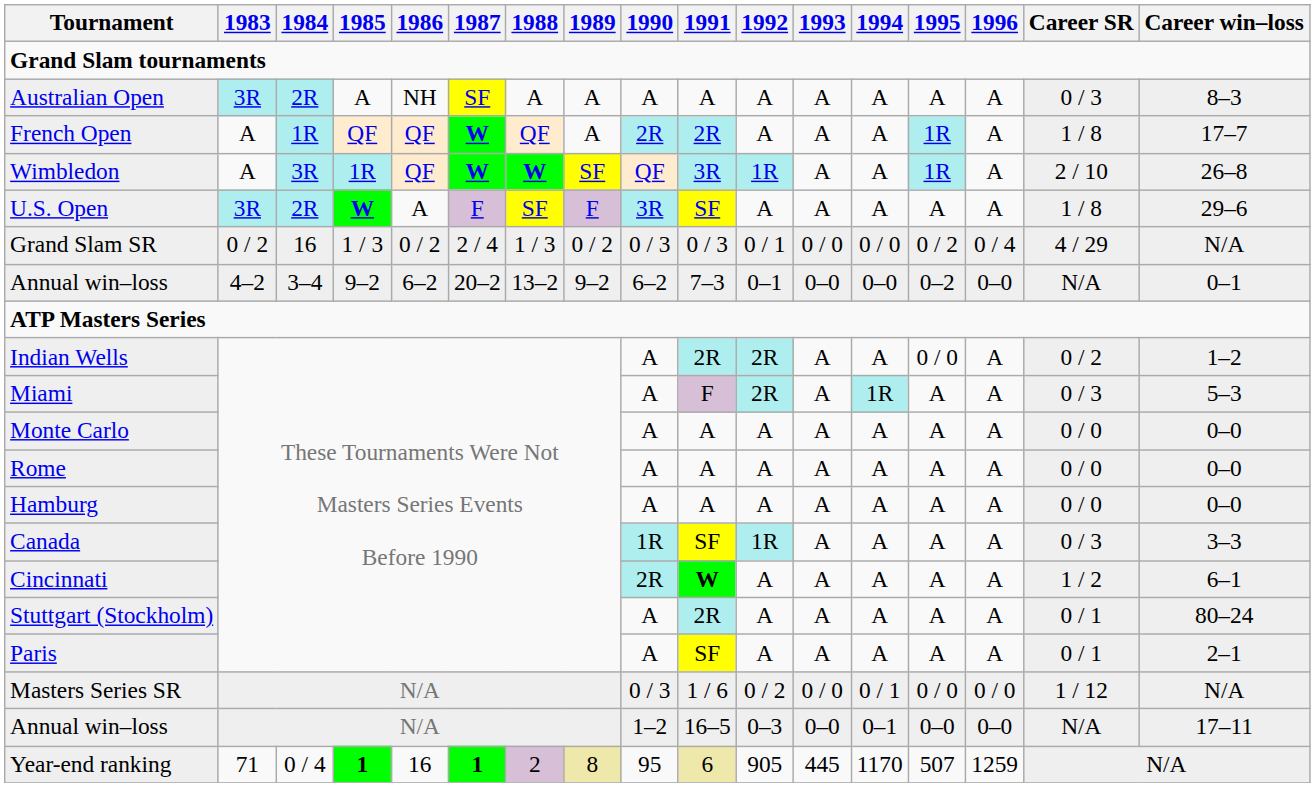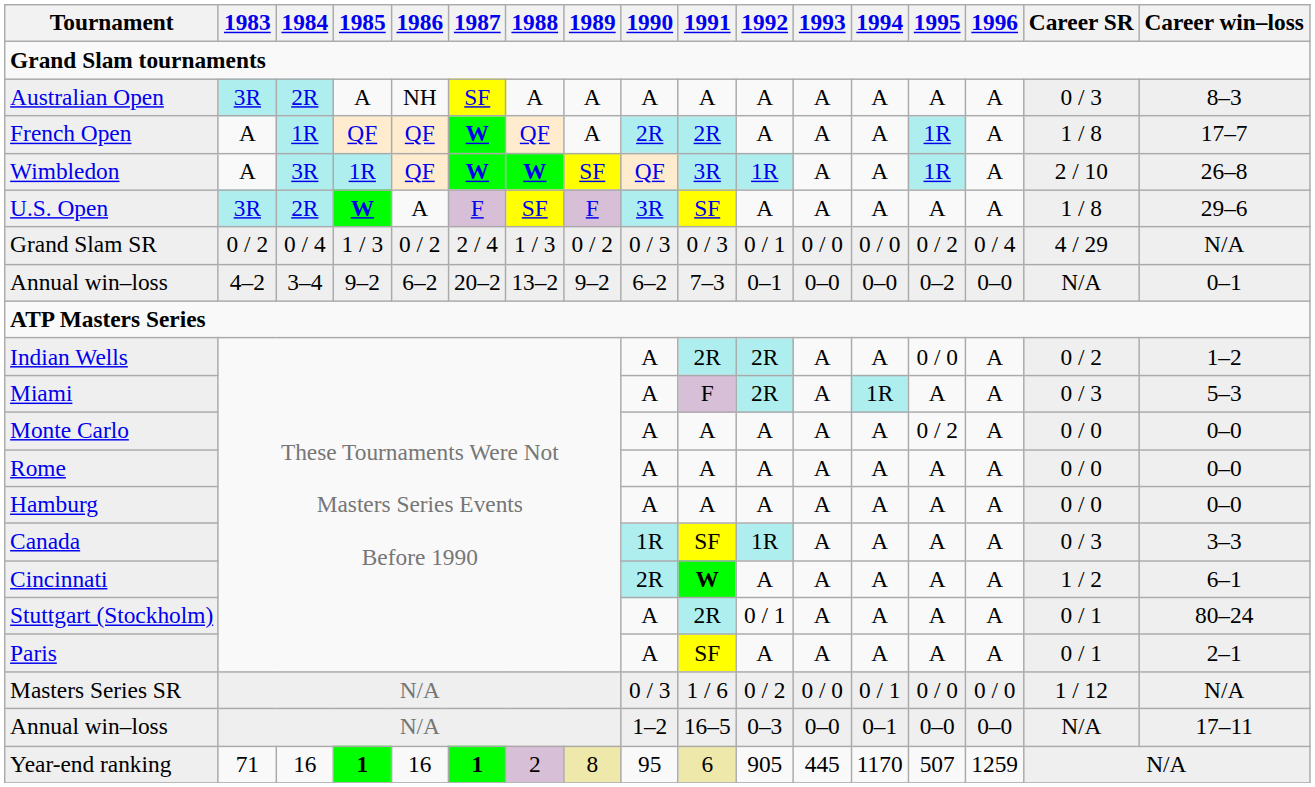(305, 245) 16 -> (305, 245) 0 / 4
(937, 430) A -> (937, 430) 0 / 2
(765, 615) A -> (765, 615) 0 / 1
(305, 763) 0 / 4 -> (305, 763) 16
